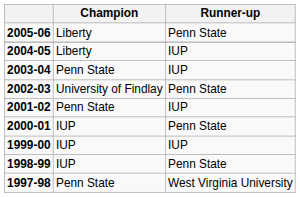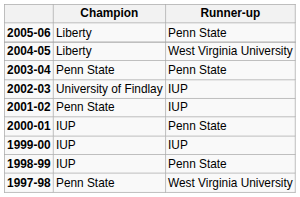(178, 51) IUP -> (230, 51) West Virginia University
(178, 70) IUP -> (197, 70) Penn State
(197, 88) Penn State -> (178, 88) IUP
